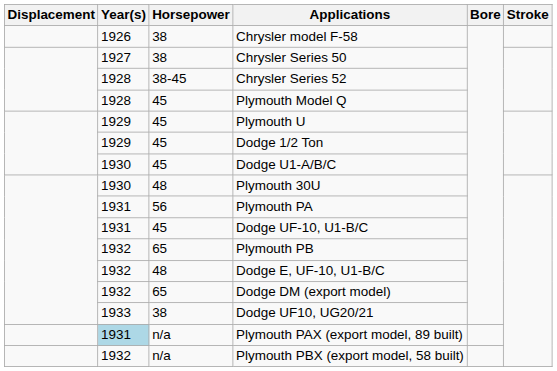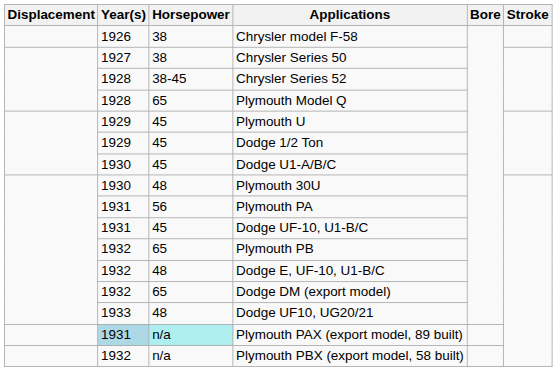(160, 100) 45 -> (160, 100) 65
(160, 313) 38 -> (160, 313) 48
(161, 334) no background -> (161, 334) paleturquoise background
